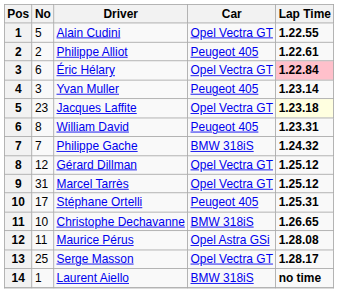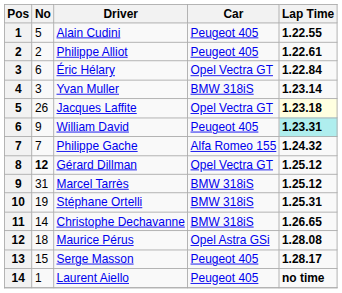(232, 32) Opel Vectra GT -> (224, 32) Peugeot 405
(299, 70) pink background -> (302, 70) no background
(224, 89) Peugeot 405 -> (222, 89) BMW 318iS
(42, 108) 23 -> (42, 108) 26
(38, 127) 8 -> (38, 127) 9
(299, 127) no background -> (302, 127) paleturquoise background
(222, 146) BMW 318iS -> (233, 146) Alfa Romeo 155
(42, 164) normal -> (42, 164) bold
(232, 183) Opel Vectra GT -> (222, 183) BMW 318iS
(42, 202) 17 -> (42, 202) 19
(224, 202) Peugeot 405 -> (222, 202) BMW 318iS
(42, 221) 10 -> (42, 221) 14
(41, 240) 11 -> (42, 240) 18
(42, 259) 25 -> (42, 259) 15
(232, 259) Opel Vectra GT -> (224, 259) Peugeot 405
(222, 278) BMW 318iS -> (224, 278) Peugeot 405
